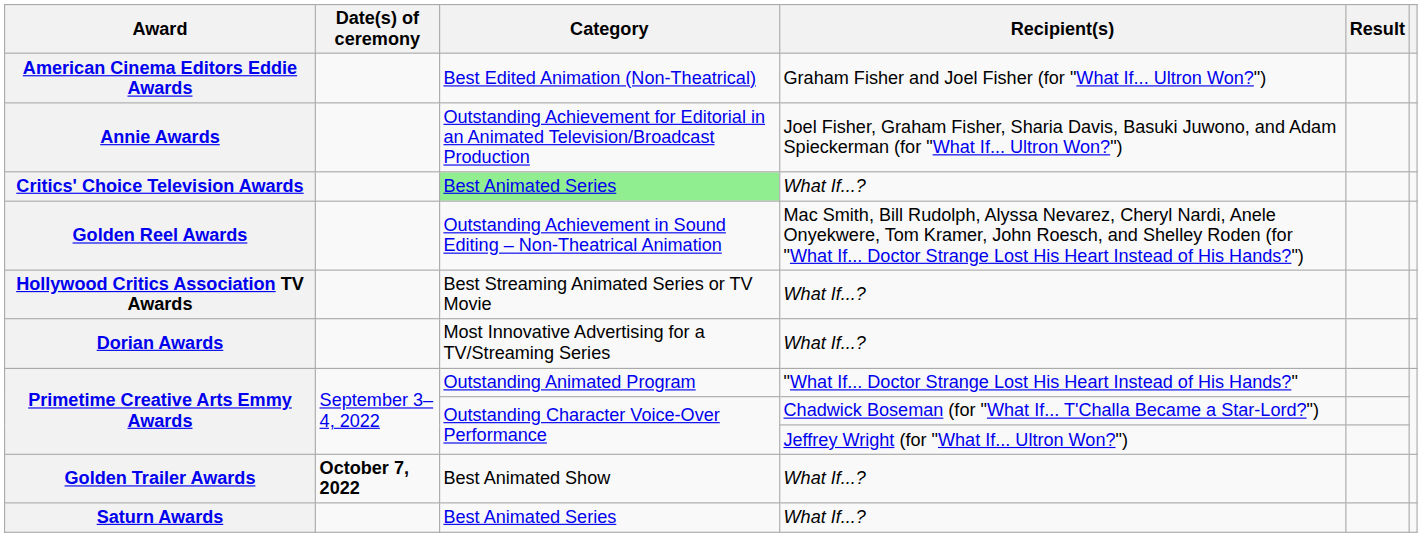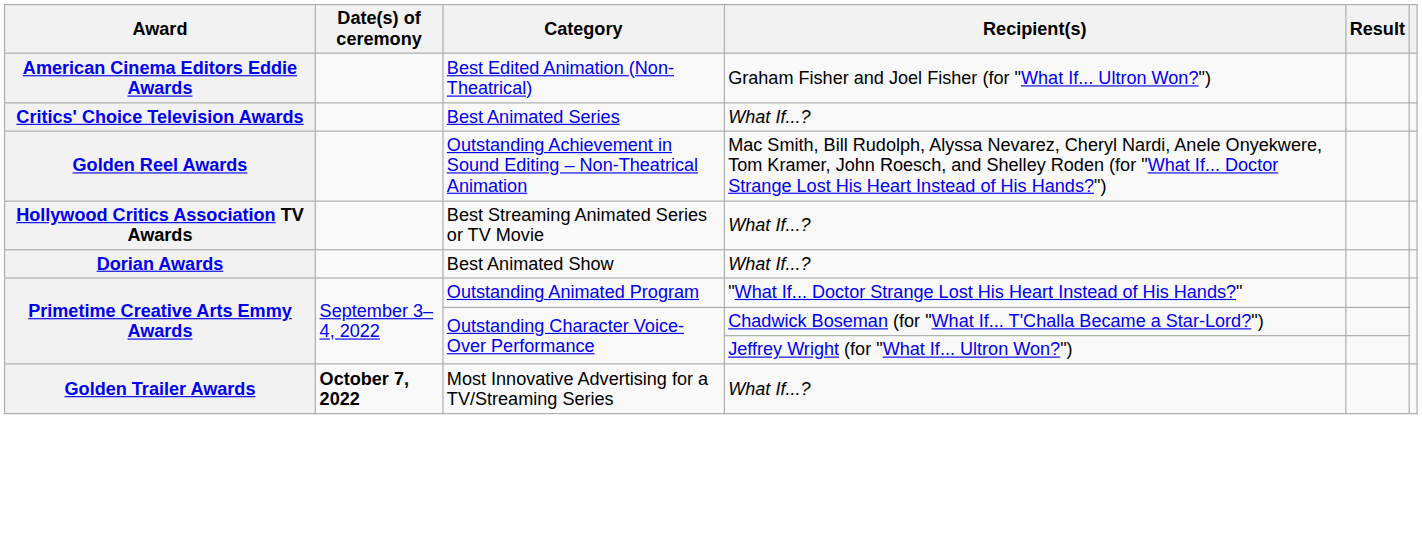- row: (160, 137)
(530, 186) lightgreen background -> (533, 116) no background
(574, 343) Most Innovative Advertising for a TV/Streaming Series -> (530, 263) Best Animated Show
(527, 478) Best Animated Show -> (577, 388) Most Innovative Advertising for a TV/Streaming Series
- row: (160, 517)
